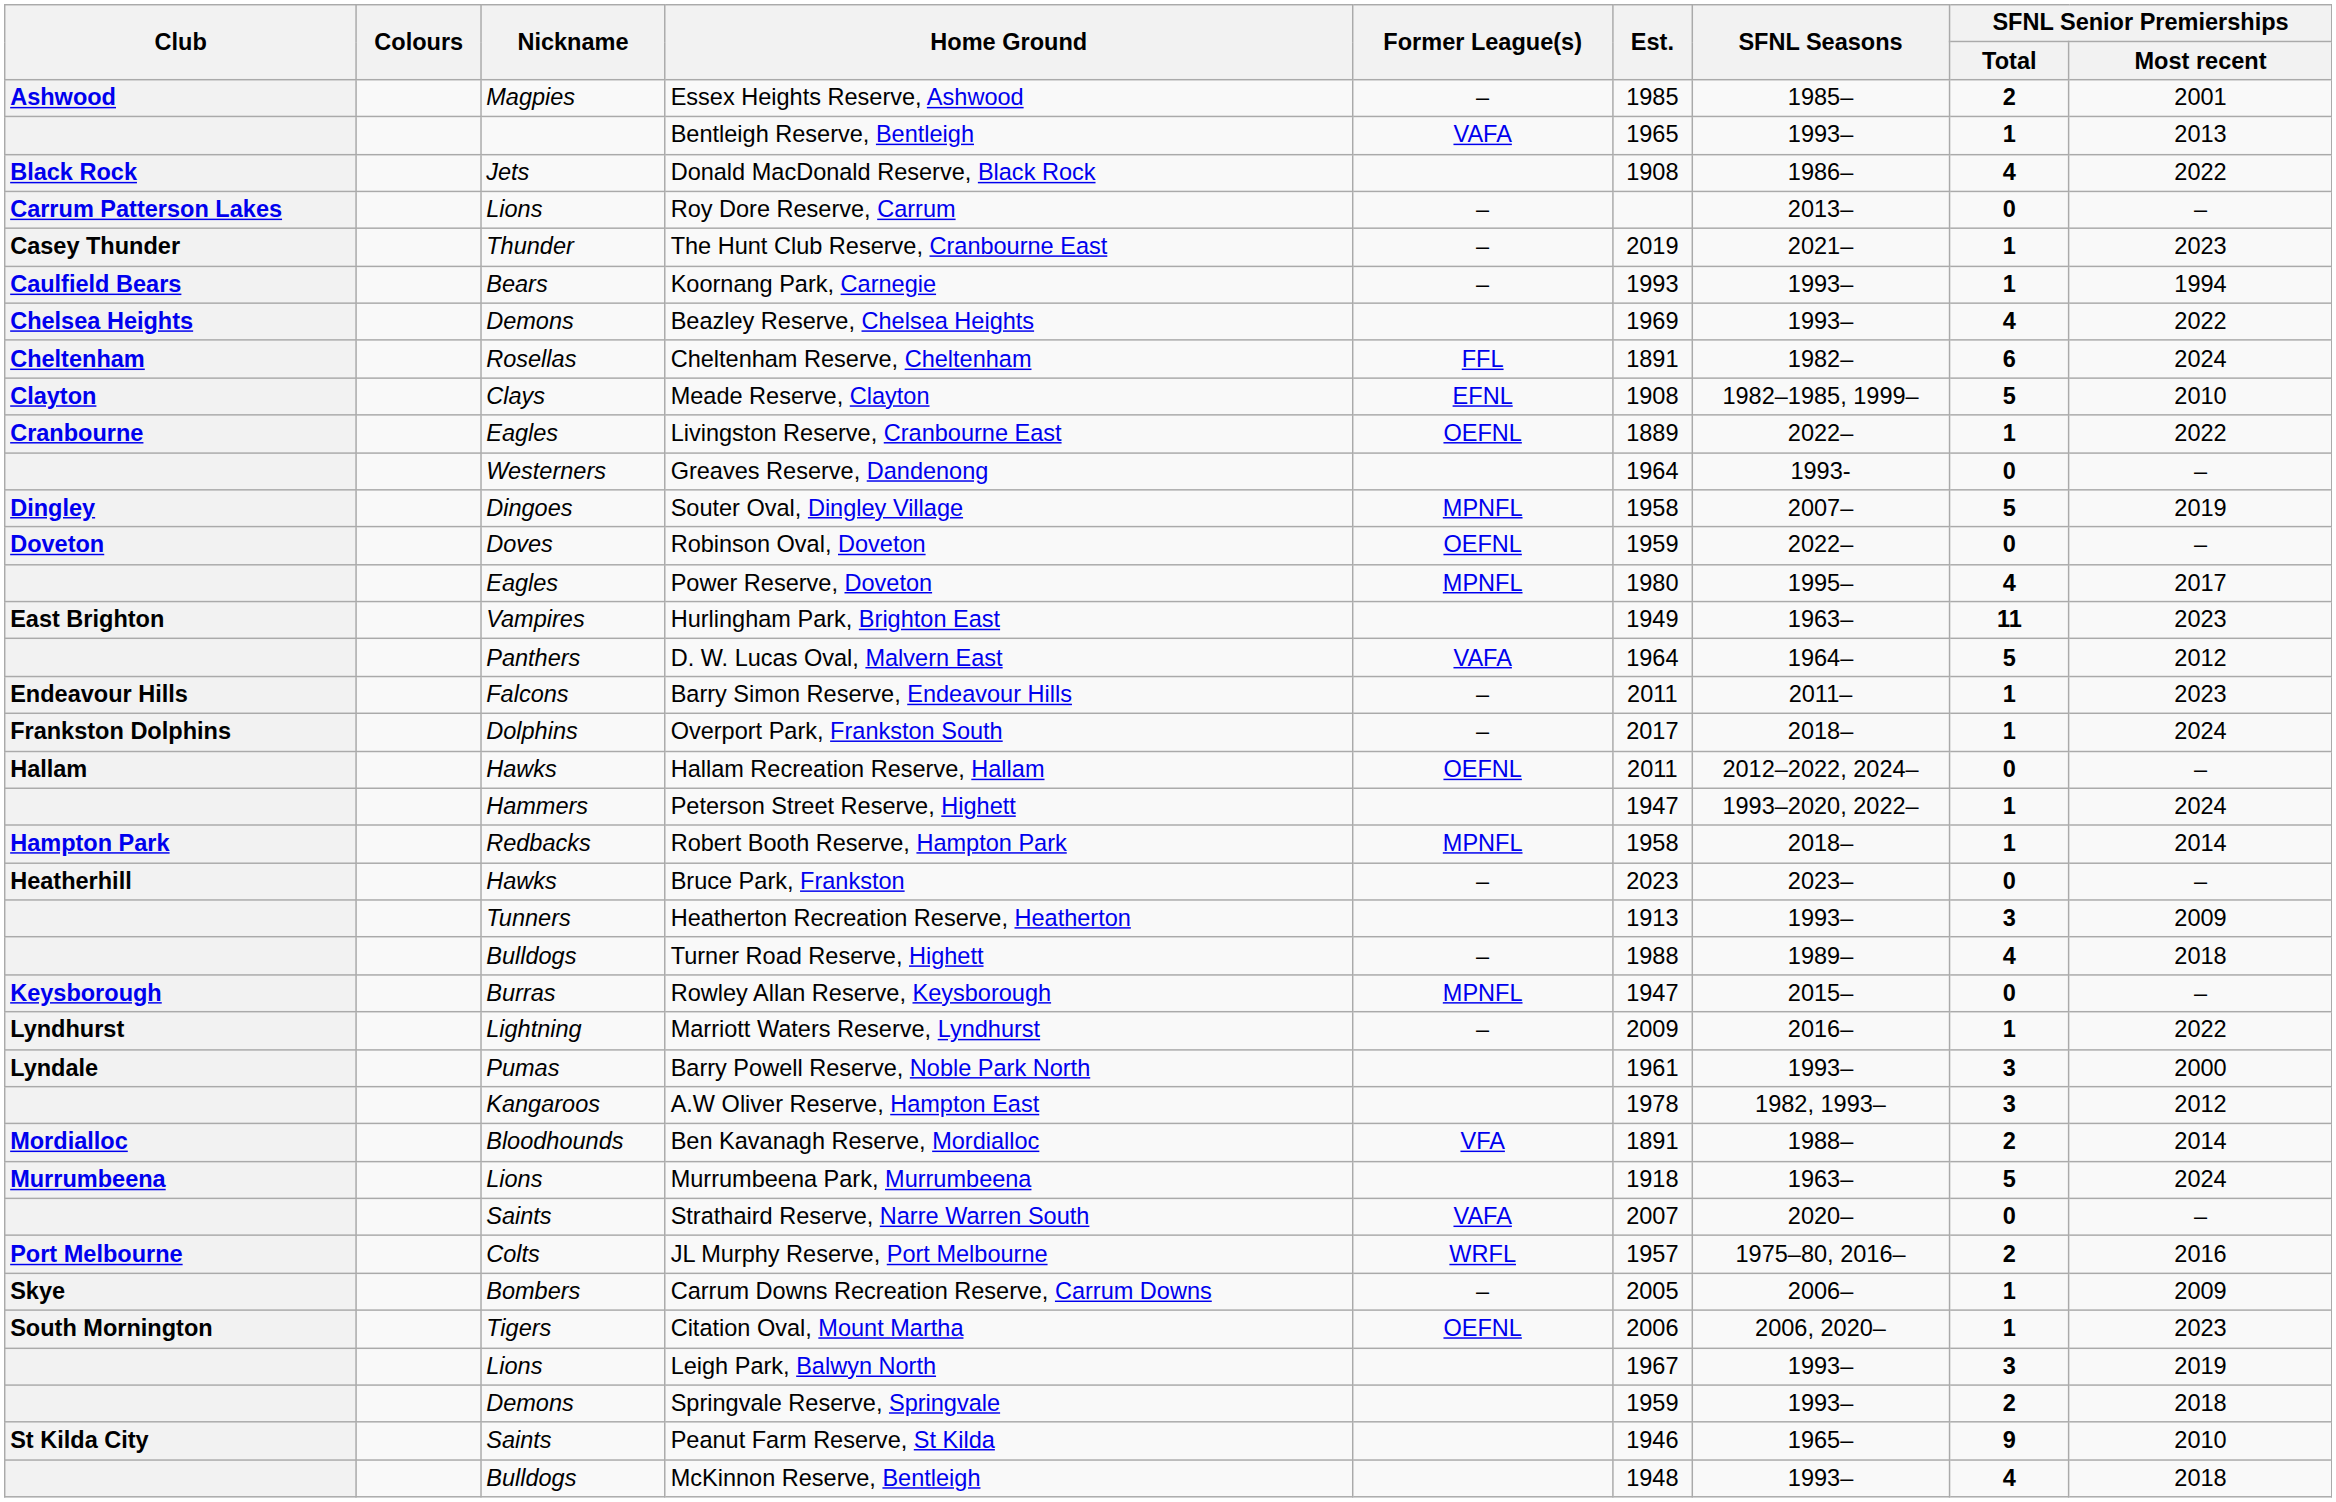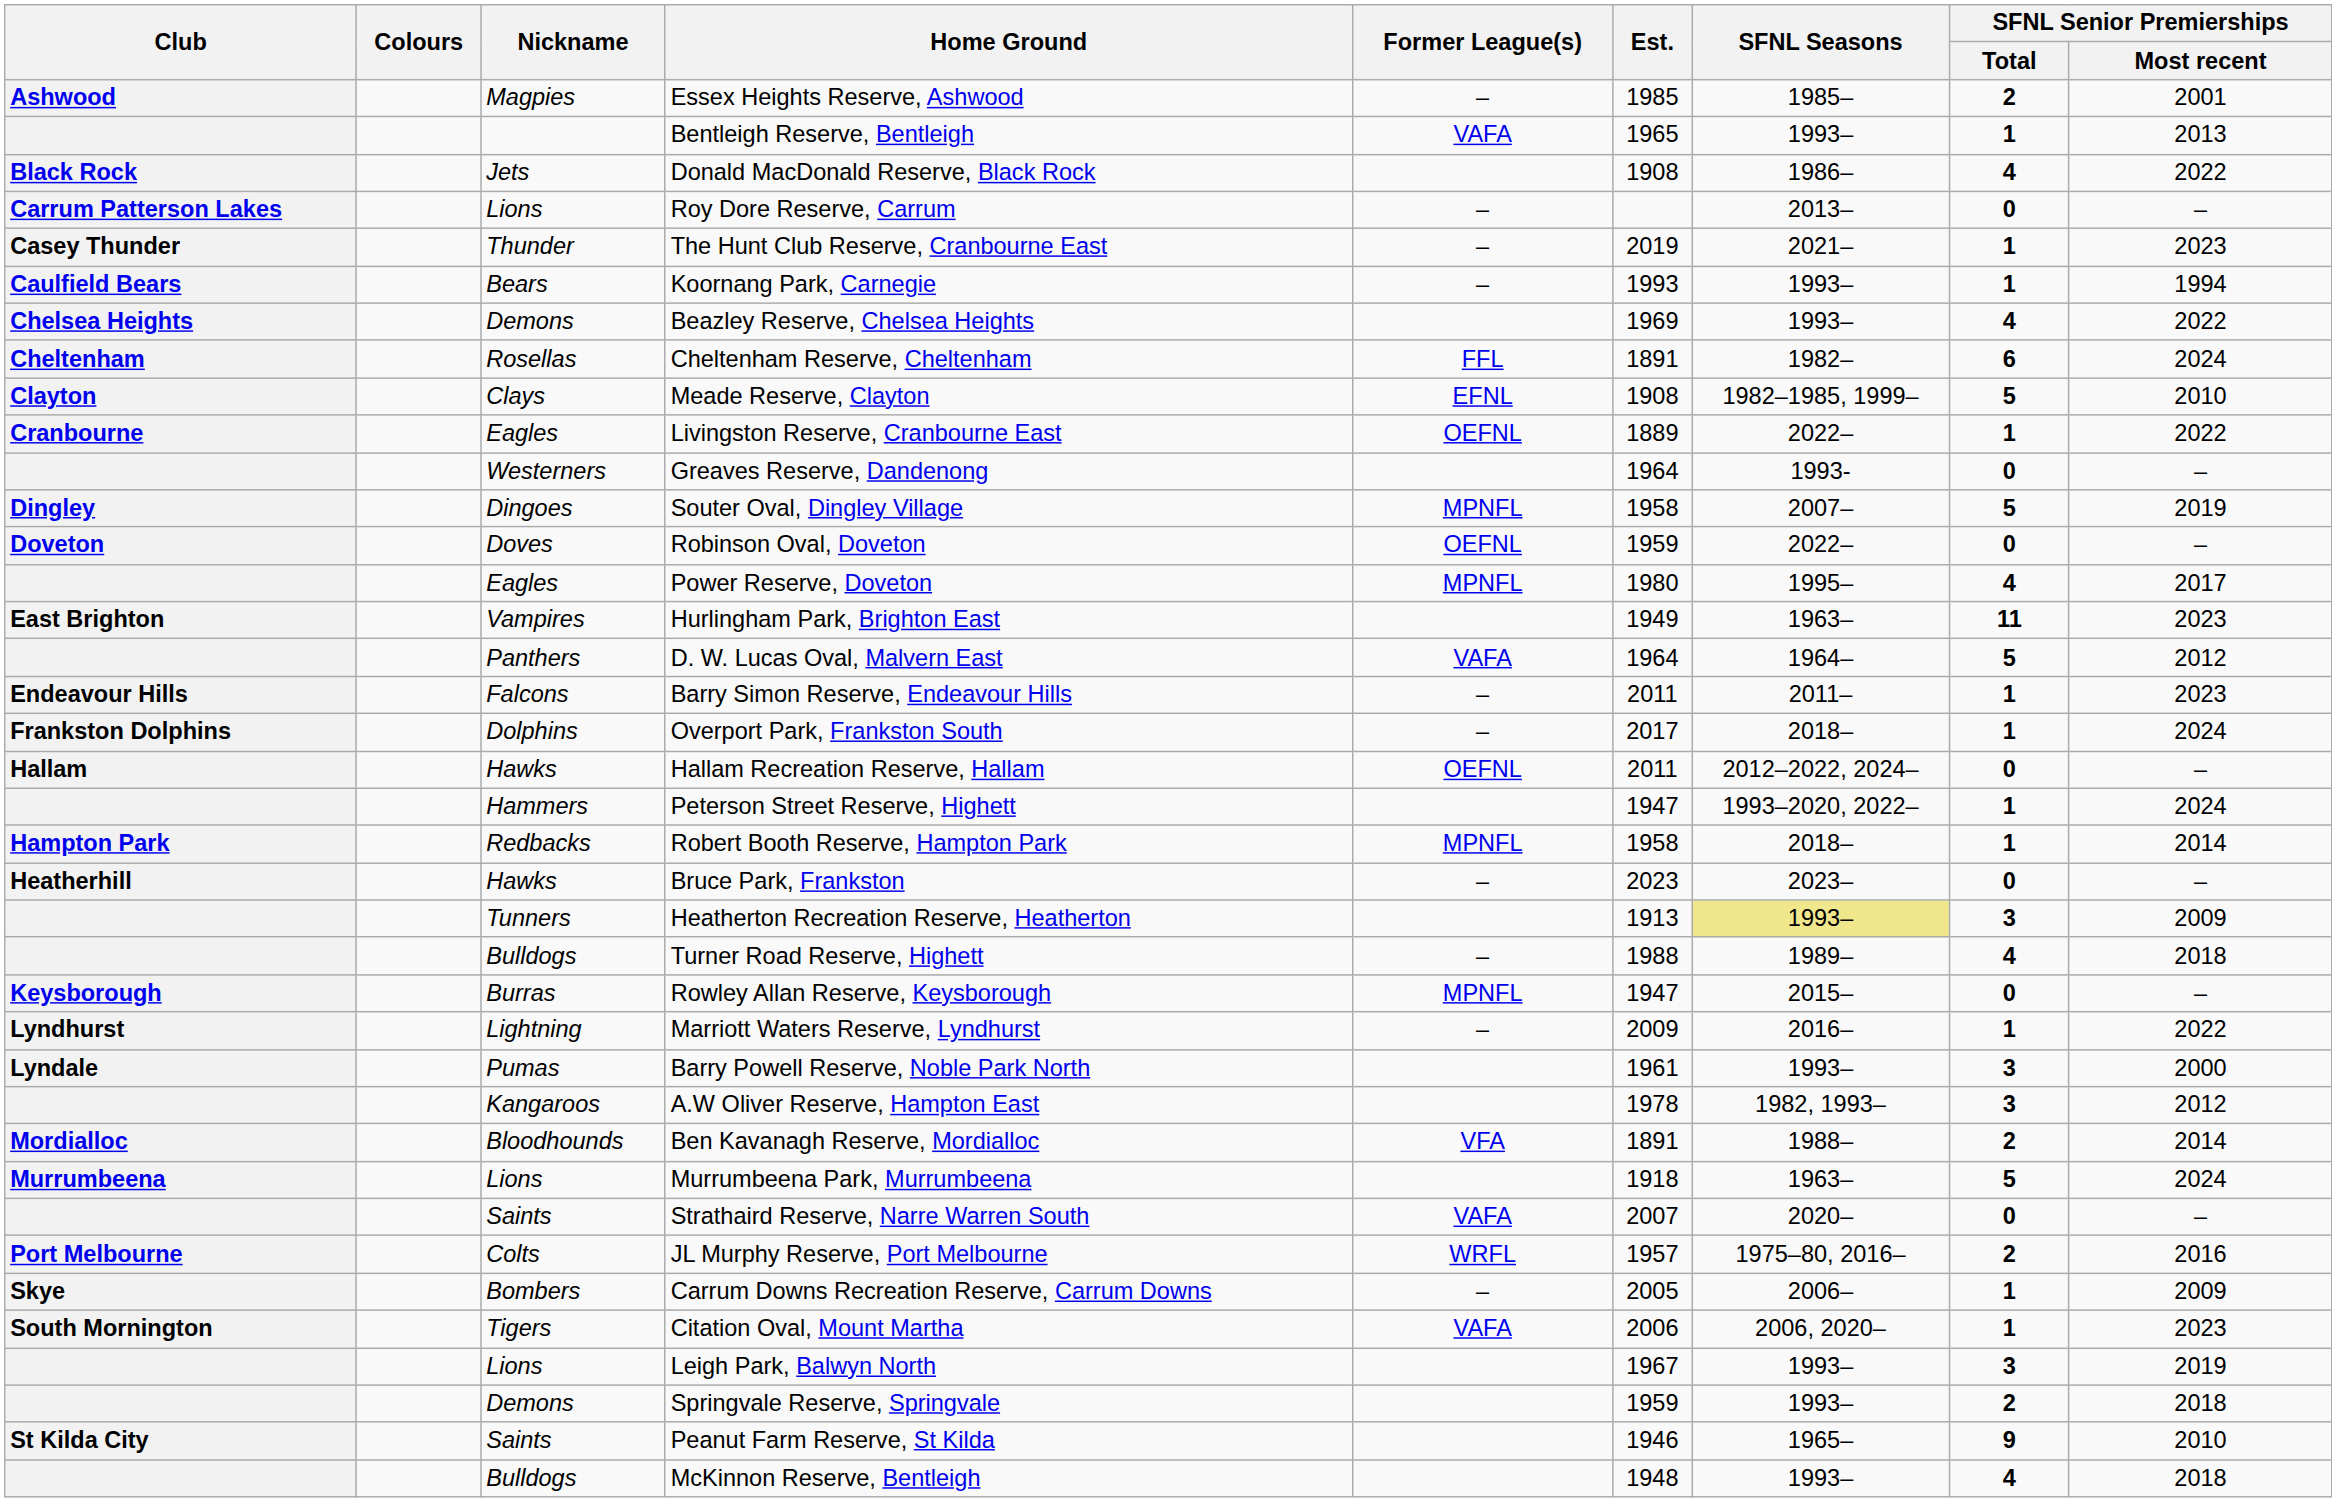(1821, 918) no background -> (1821, 918) khaki background
(1483, 1328) OEFNL -> (1483, 1328) VAFA
